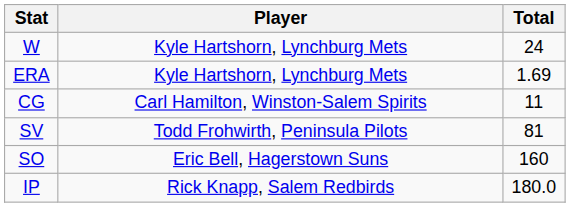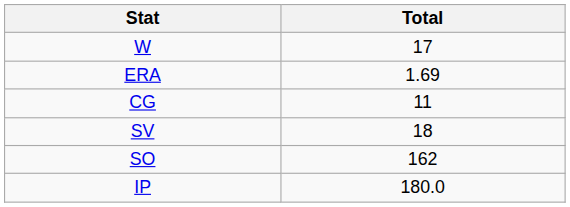- column: (281, 18)
(534, 46) 24 -> (423, 46) 17
(534, 131) 81 -> (423, 131) 18
(534, 159) 160 -> (423, 159) 162
